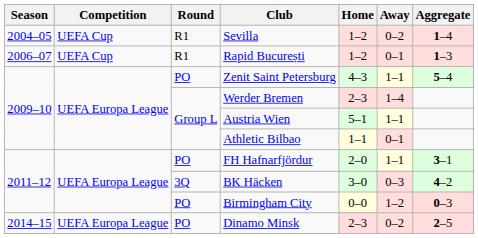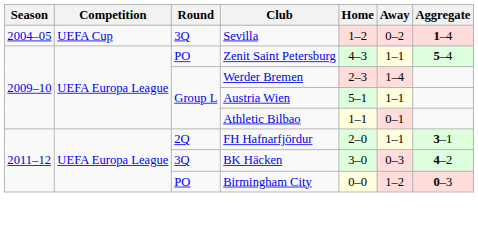(182, 35) R1 -> (182, 35) 3Q
- row: (264, 56)
(182, 160) PO -> (182, 139) 2Q
- row: (261, 223)
